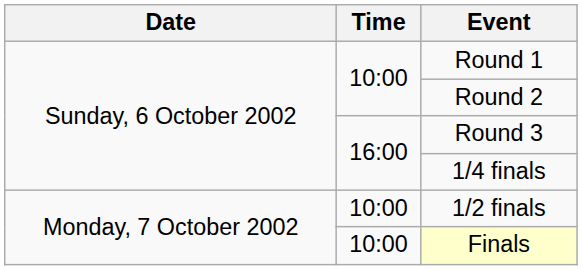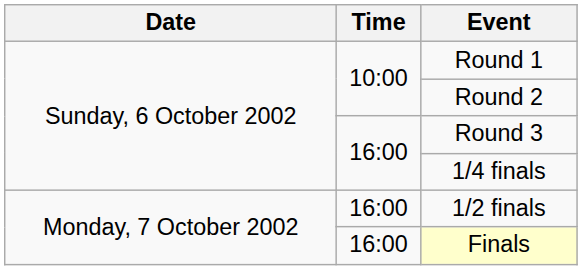(379, 208) 10:00 -> (379, 208) 16:00
(379, 245) 10:00 -> (379, 245) 16:00
